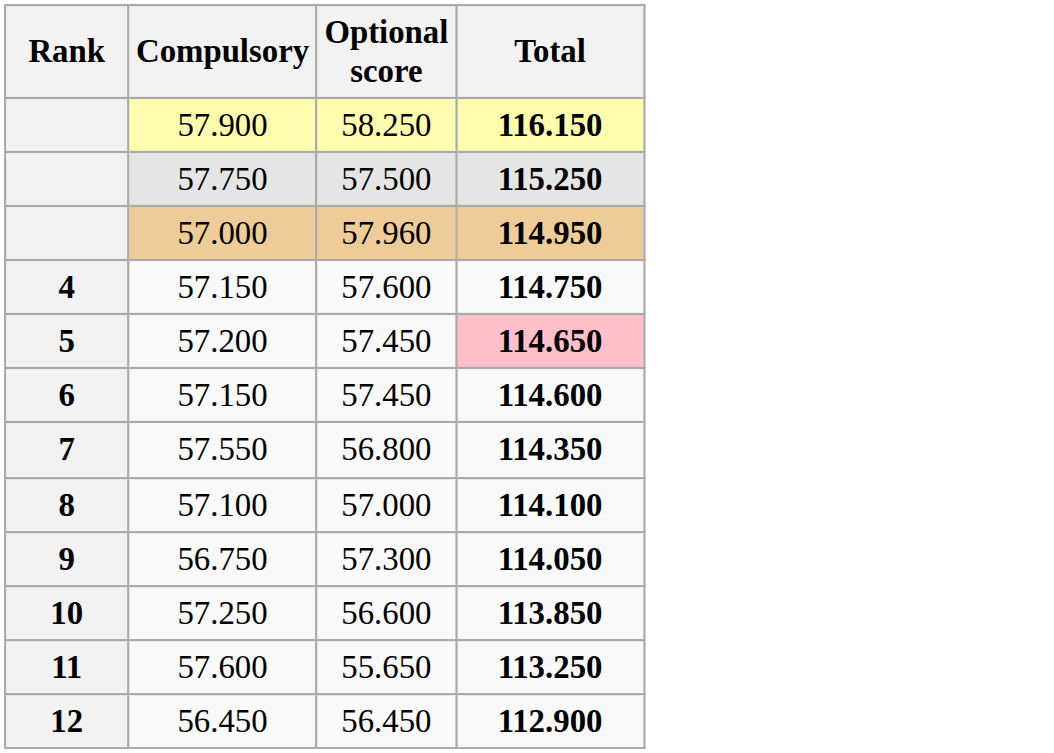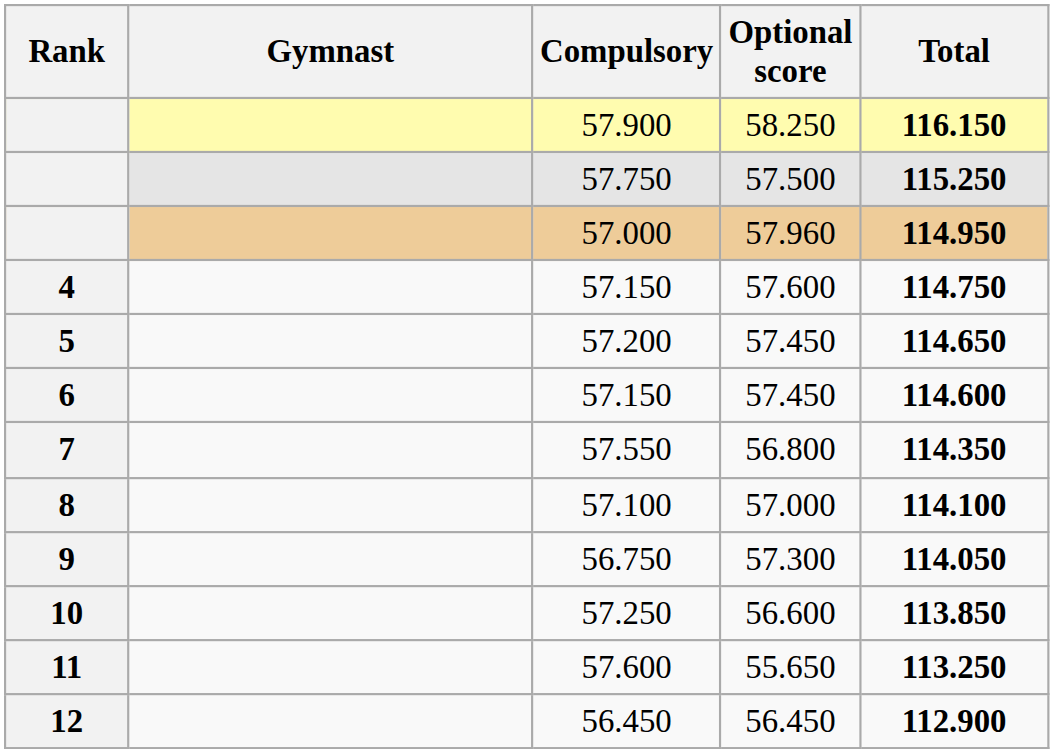+ column: (330, 51)
(550, 341) pink background -> (954, 341) no background
